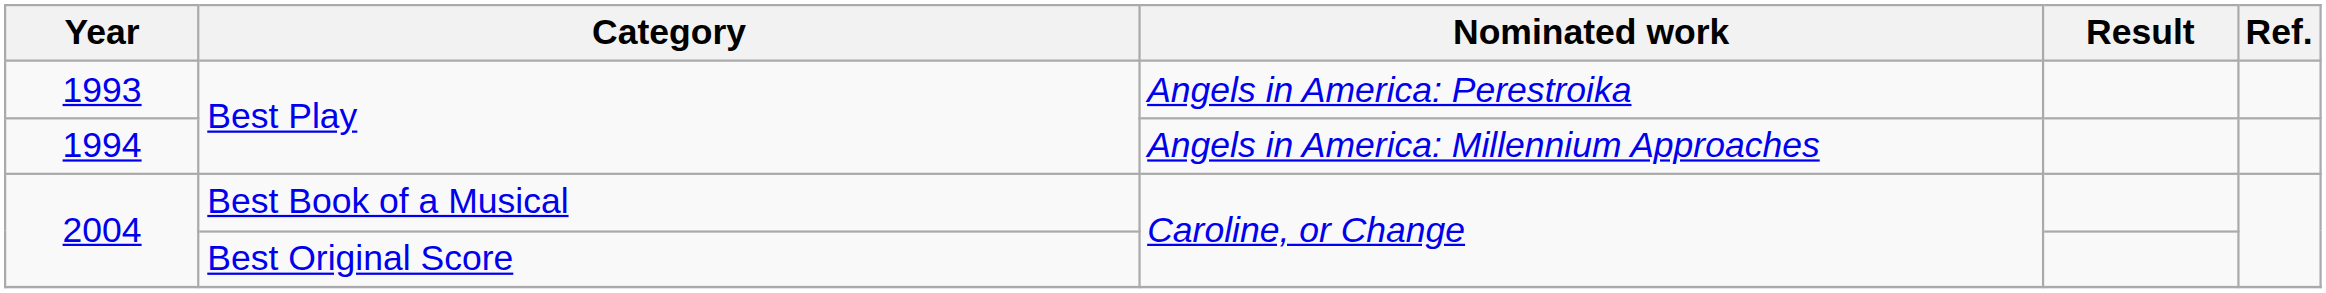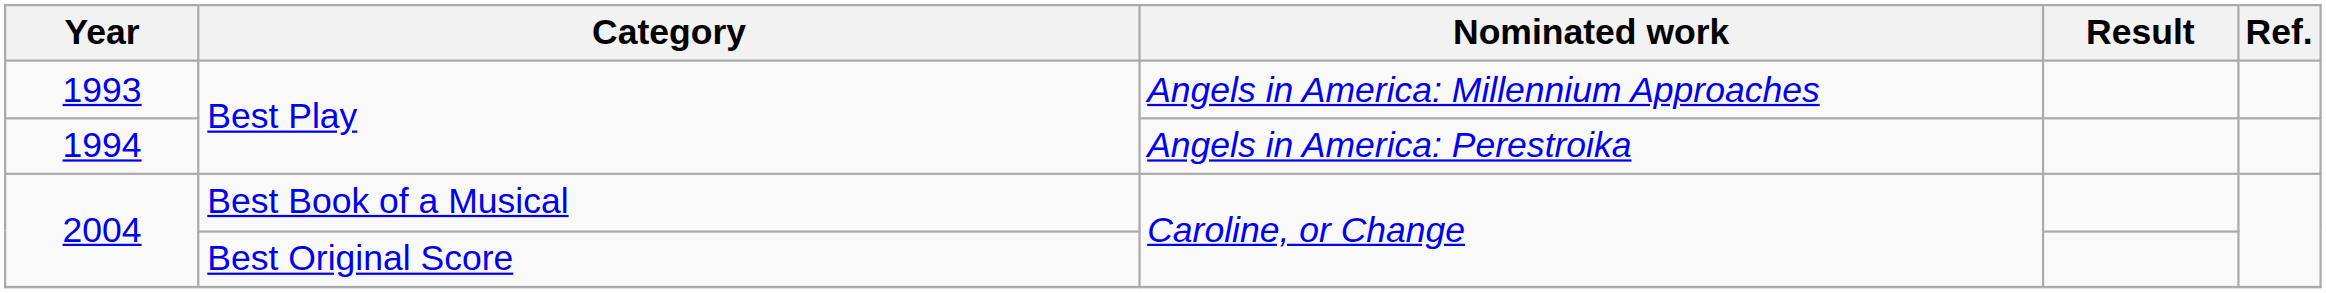(1389, 88) Angels in America: Perestroika -> (1483, 88) Angels in America: Millennium Approaches
(1483, 145) Angels in America: Millennium Approaches -> (1389, 145) Angels in America: Perestroika
